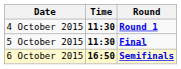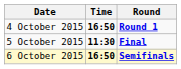(101, 27) 11:30 -> (101, 27) 16:50
